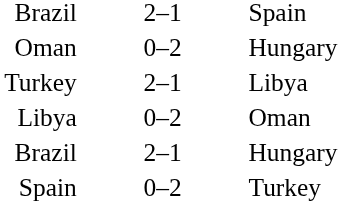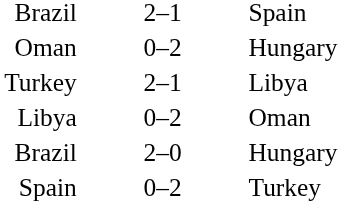(163, 153) 2–1 -> (163, 153) 2–0
